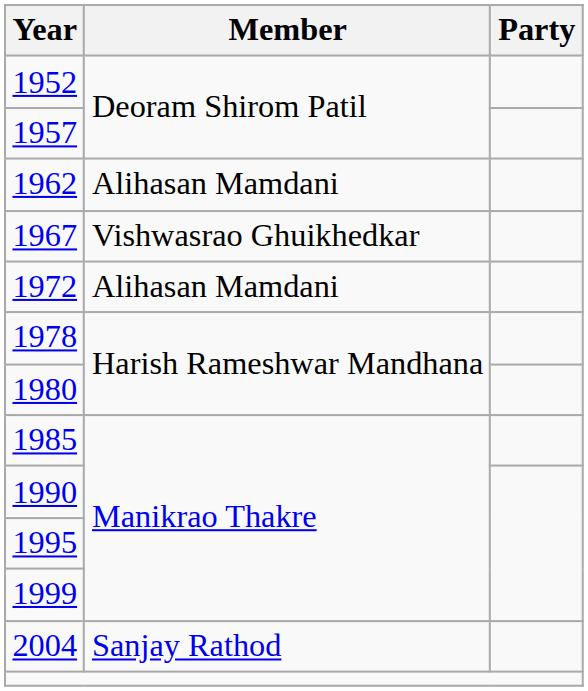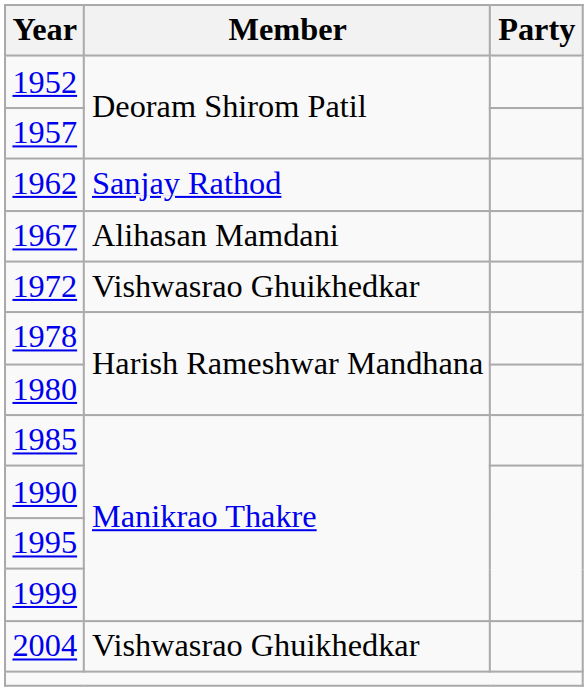(215, 183) Alihasan Mamdani -> (187, 183) Sanjay Rathod
(256, 235) Vishwasrao Ghuikhedkar -> (215, 235) Alihasan Mamdani
(215, 286) Alihasan Mamdani -> (256, 286) Vishwasrao Ghuikhedkar
(187, 645) Sanjay Rathod -> (256, 645) Vishwasrao Ghuikhedkar
